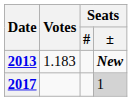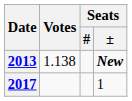(59, 61) 1.183 -> (59, 61) 1.138
(100, 84) lightgrey background -> (100, 84) no background
